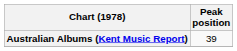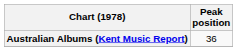(211, 38) 39 -> (211, 38) 36
